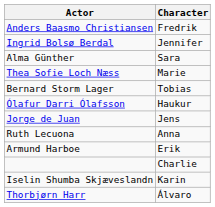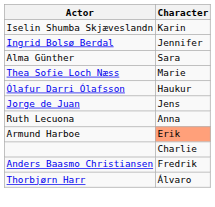rows swapped: (80, 27) <-> (80, 180)
- row: (60, 88)
(169, 149) no background -> (169, 134) lightsalmon background
